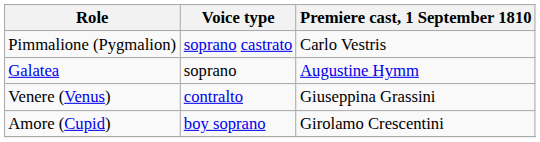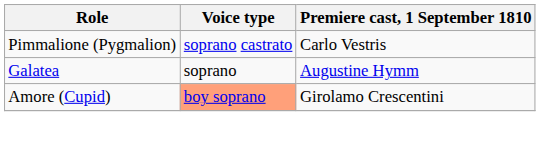- row: (59, 96)
(225, 123) no background -> (225, 96) lightsalmon background
